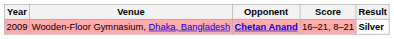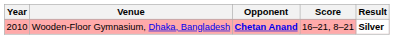(17, 27) 2009 -> (17, 27) 2010
